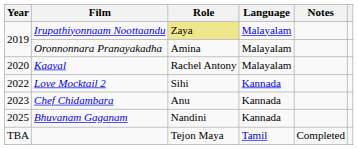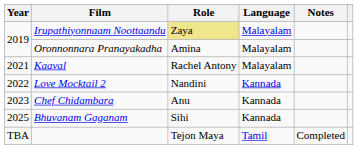(18, 65) 2020 -> (18, 65) 2021
(180, 83) Sihi -> (188, 83) Nandini
(188, 118) Nandini -> (180, 118) Sihi
